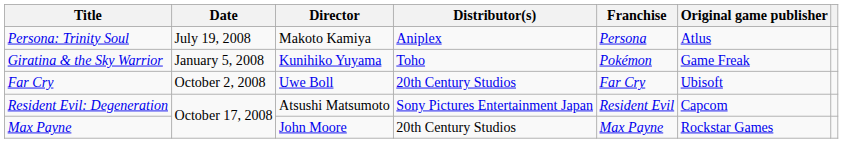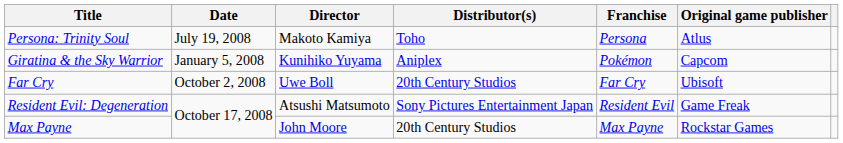(419, 37) Aniplex -> (411, 37) Toho
(411, 60) Toho -> (419, 60) Aniplex
(715, 60) Game Freak -> (704, 60) Capcom
(704, 104) Capcom -> (715, 104) Game Freak
